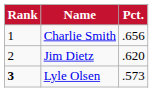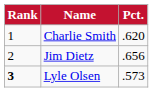(133, 35) .656 -> (133, 35) .620
(133, 55) .620 -> (133, 55) .656
